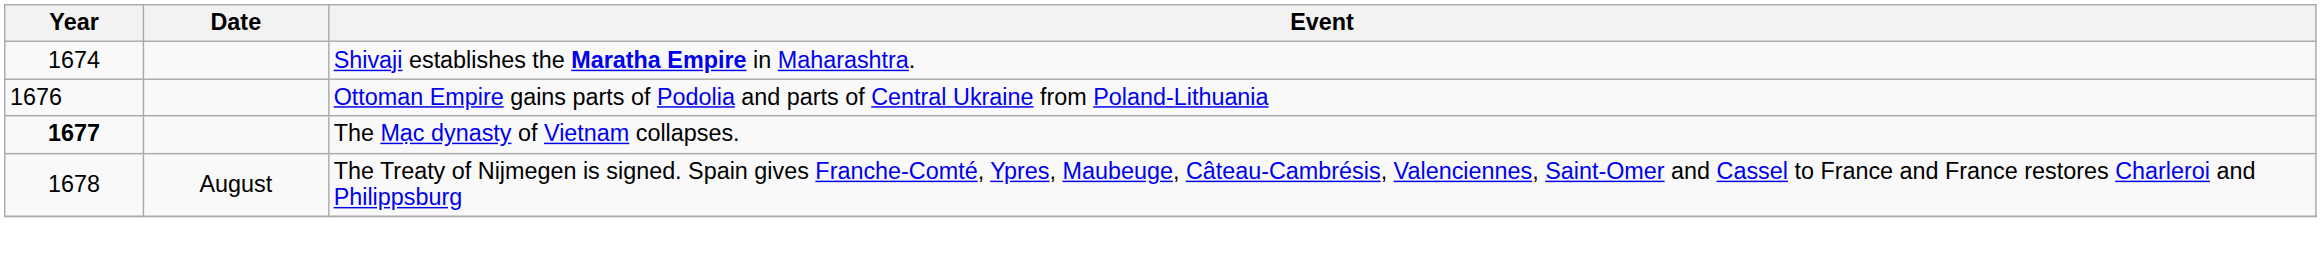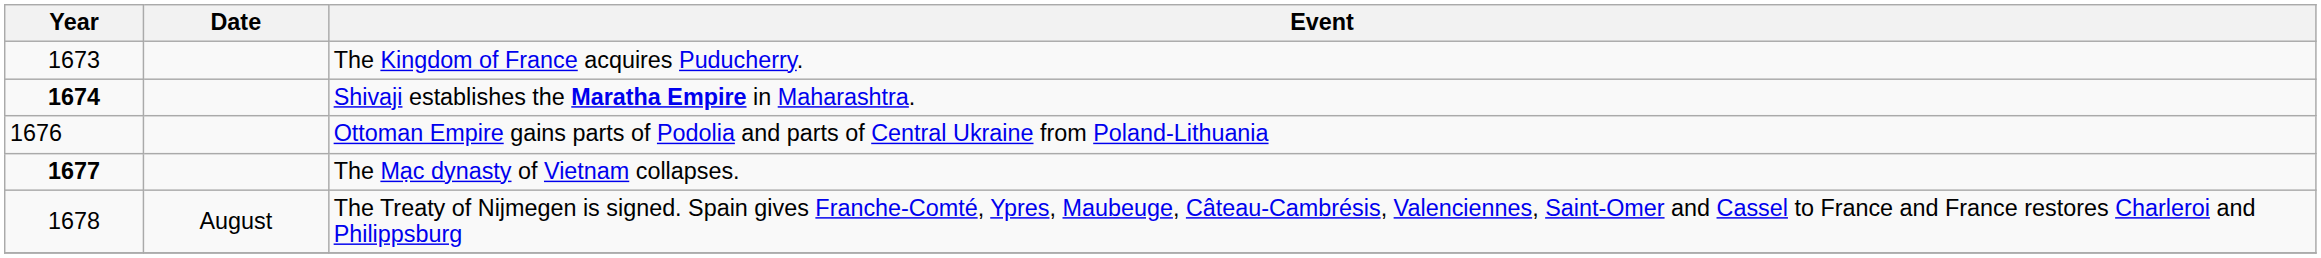+ row: (568, 60)
(74, 60) normal -> (74, 97) bold
